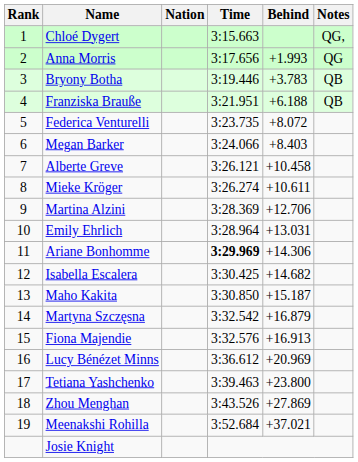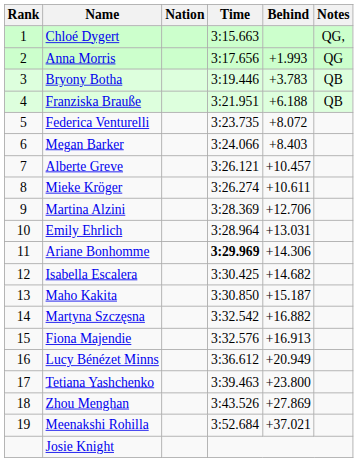(288, 166) +10.458 -> (288, 166) +10.457
(288, 317) +16.879 -> (288, 317) +16.882
(288, 360) +20.969 -> (288, 360) +20.949
